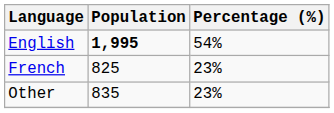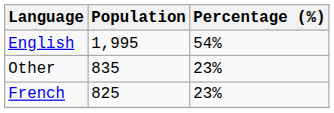(115, 43) bold -> (115, 43) normal
rows swapped: (37, 69) <-> (32, 94)
